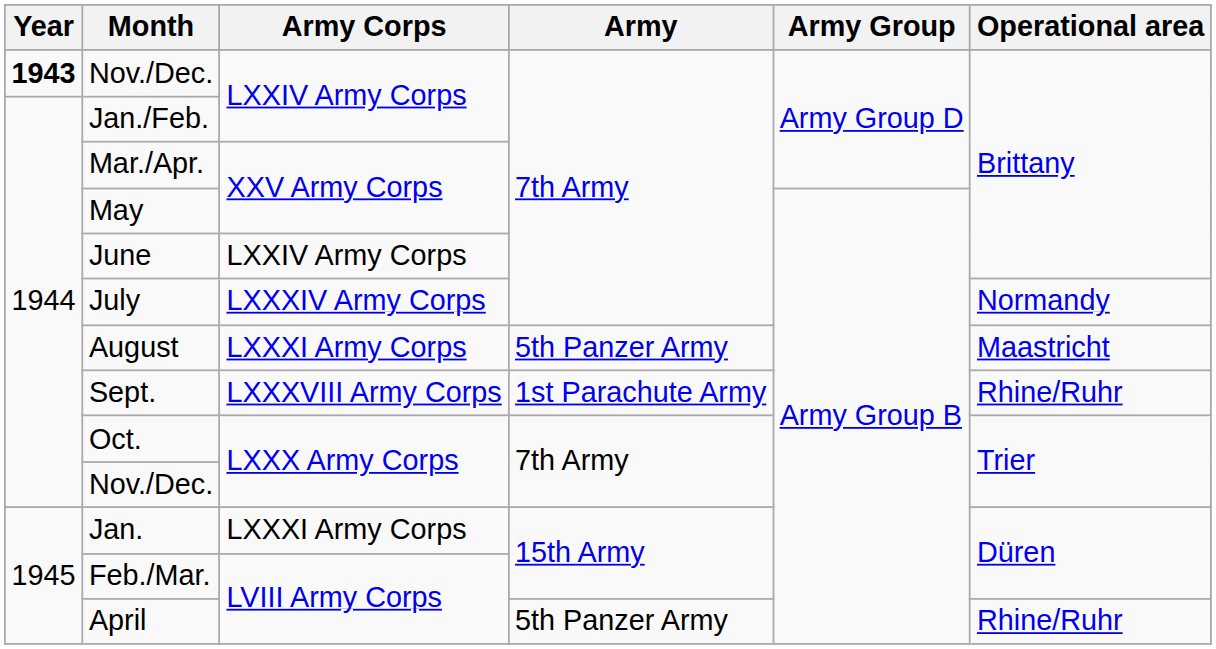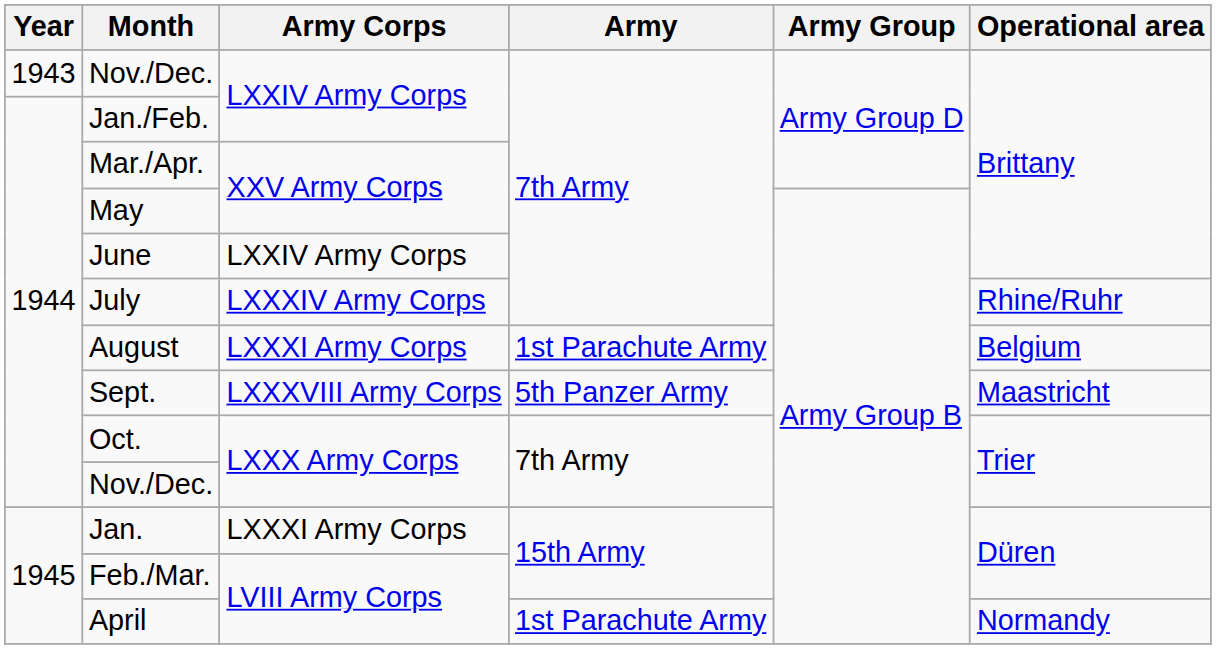(44, 73) bold -> (44, 73) normal
(1043, 301) Normandy -> (1050, 301) Rhine/Ruhr
(621, 347) 5th Panzer Army -> (641, 347) 1st Parachute Army
(1043, 347) Maastricht -> (1029, 347) Belgium
(641, 392) 1st Parachute Army -> (621, 392) 5th Panzer Army
(1050, 392) Rhine/Ruhr -> (1043, 392) Maastricht
(621, 621) 5th Panzer Army -> (641, 621) 1st Parachute Army
(1050, 621) Rhine/Ruhr -> (1043, 621) Normandy
